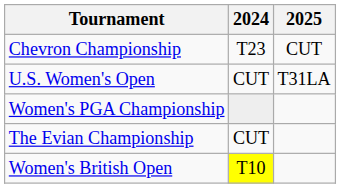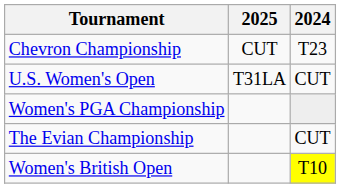columns swapped: (251, 19) <-> (304, 19)
